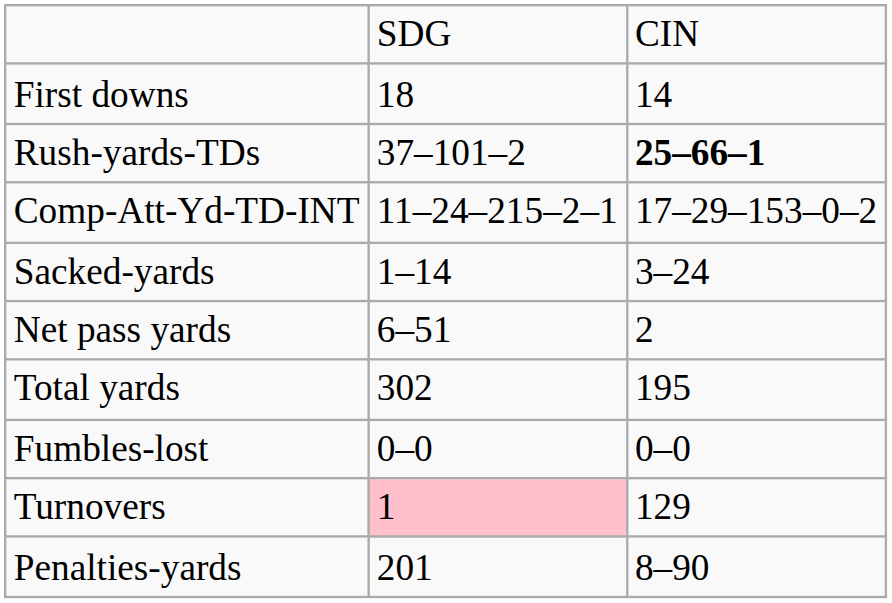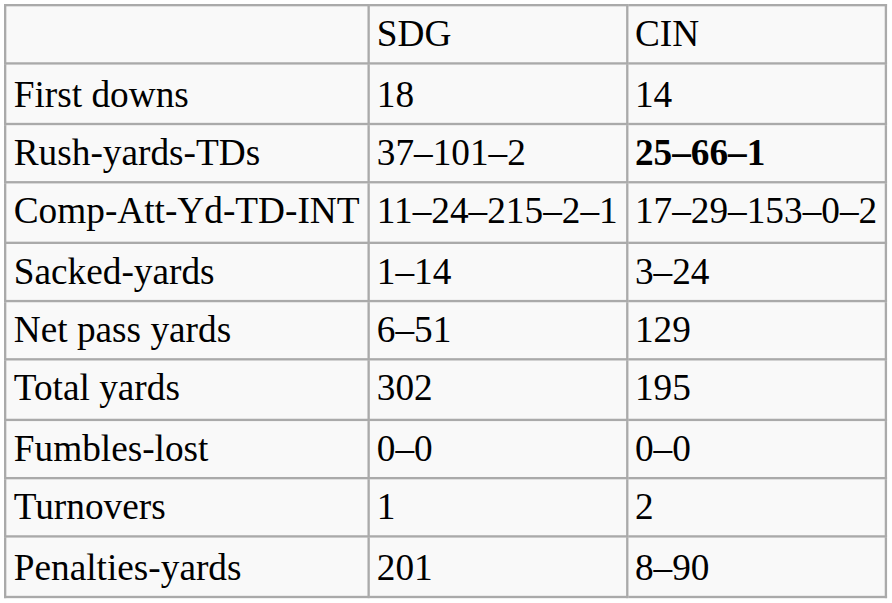(644, 329) 2 -> (663, 329) 129
(386, 507) pink background -> (386, 507) no background
(663, 507) 129 -> (644, 507) 2
